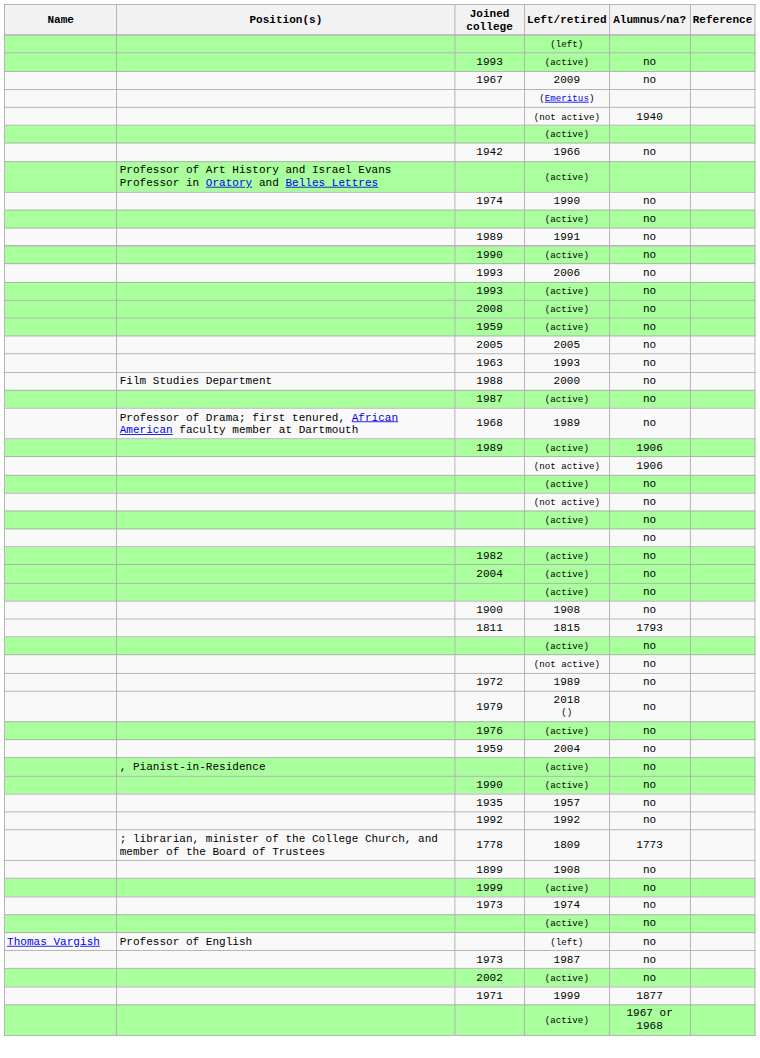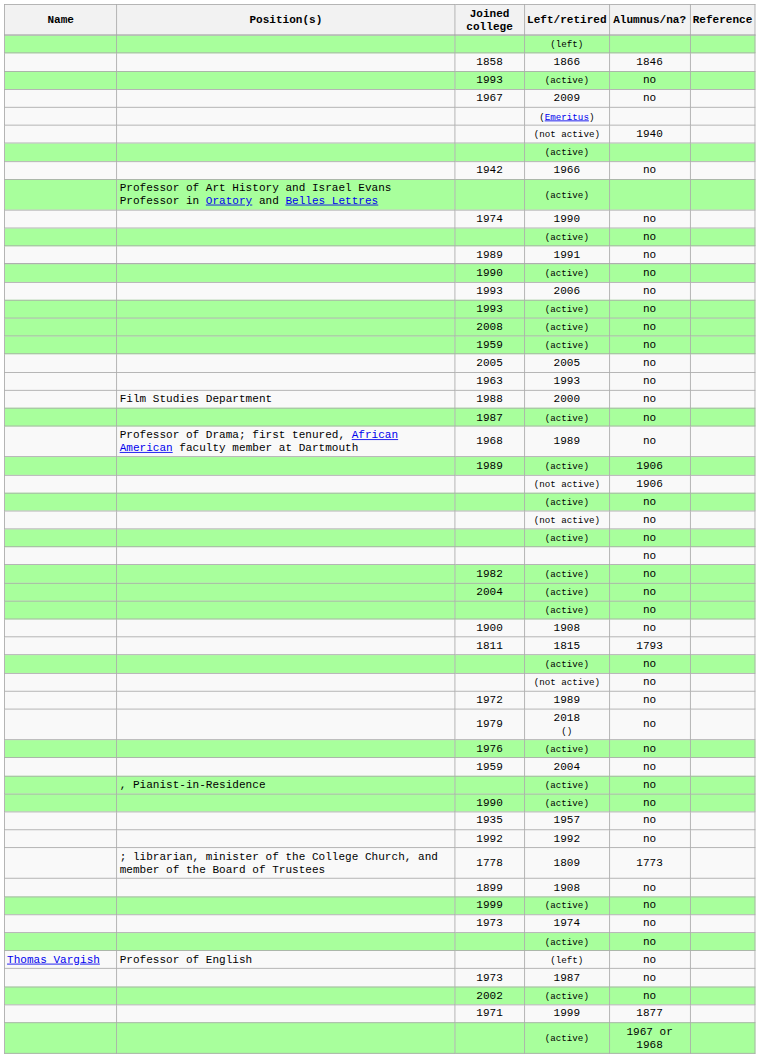+ row: (490, 62)
